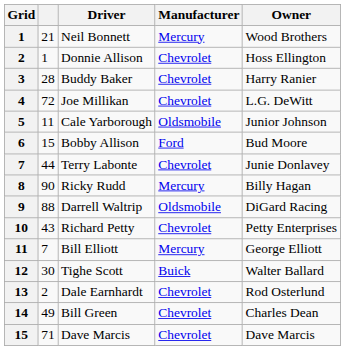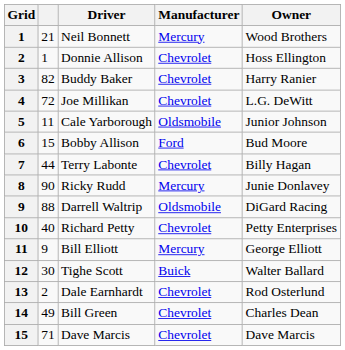(48, 79) 28 -> (48, 79) 82
(288, 164) Junie Donlavey -> (278, 164) Billy Hagan
(278, 185) Billy Hagan -> (288, 185) Junie Donlavey
(48, 228) 43 -> (48, 228) 40
(45, 249) 7 -> (45, 249) 9
